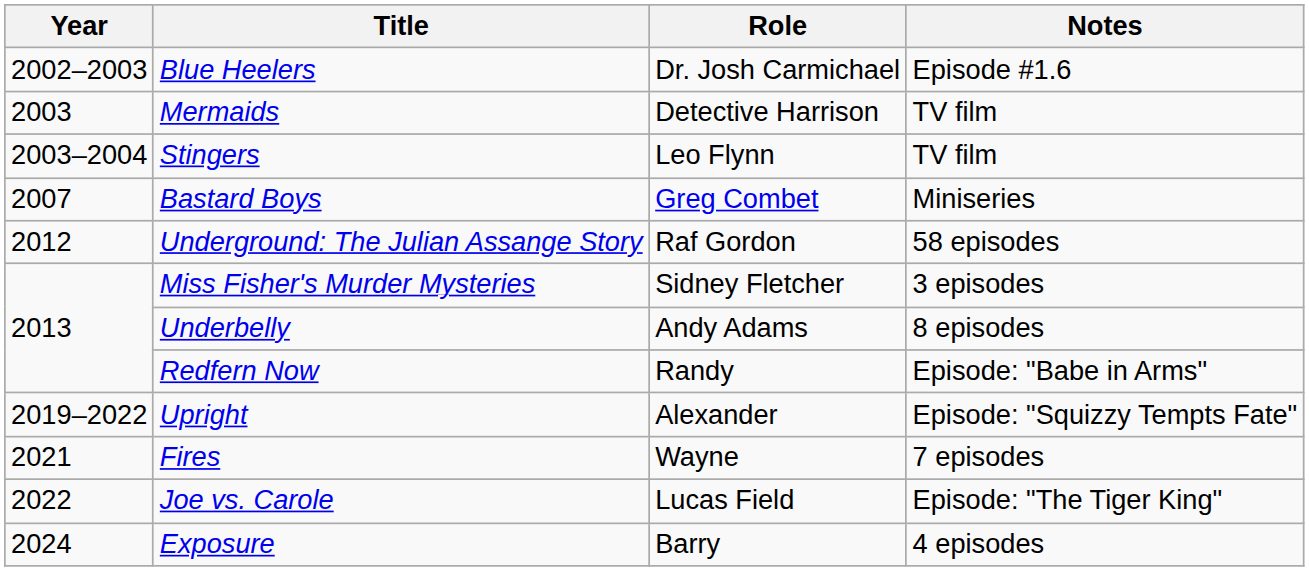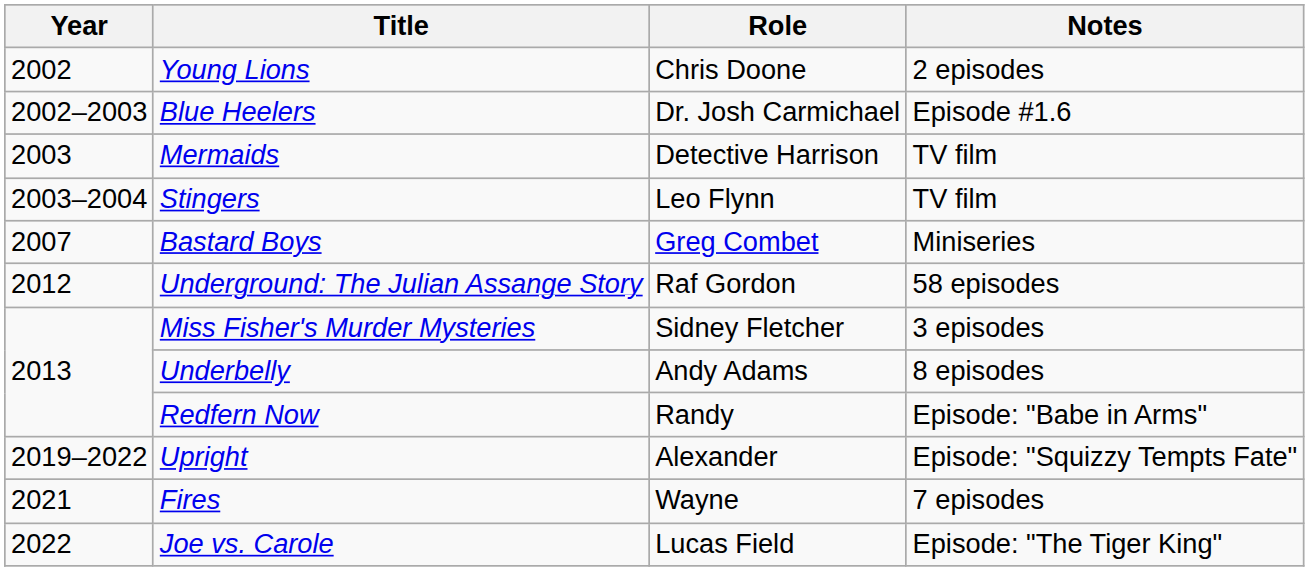+ row: (235, 69)
- row: (217, 543)
